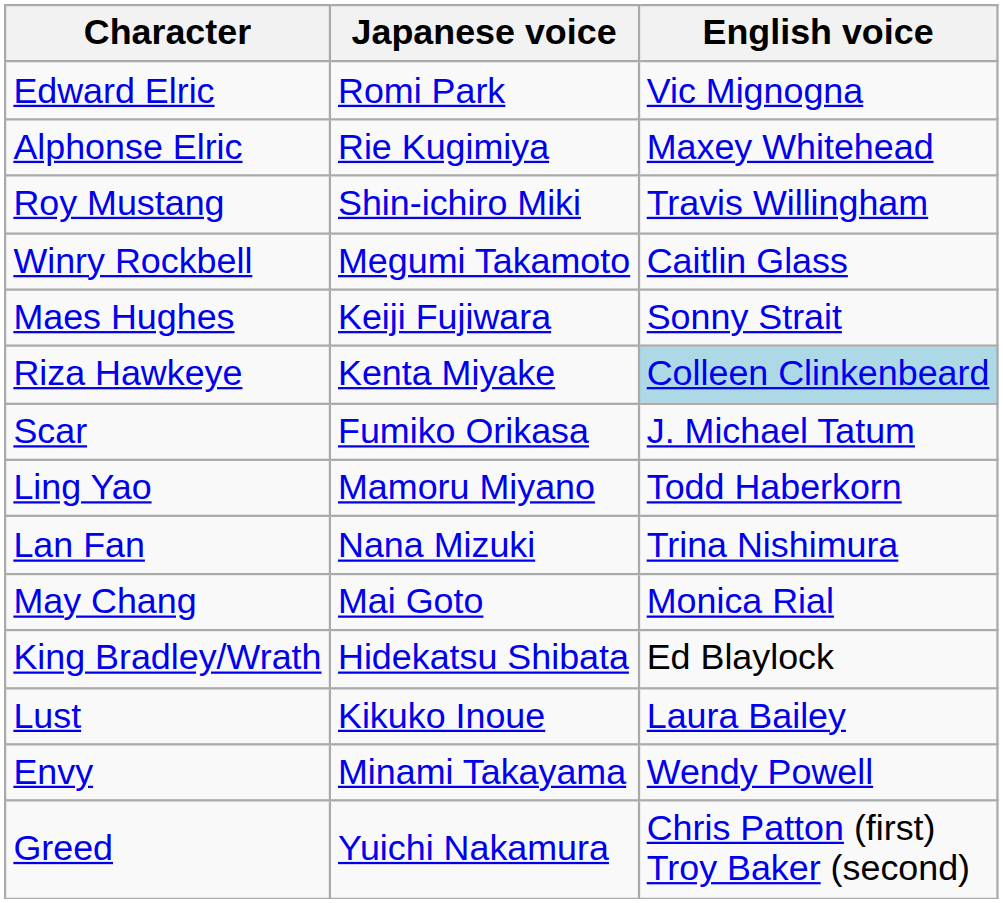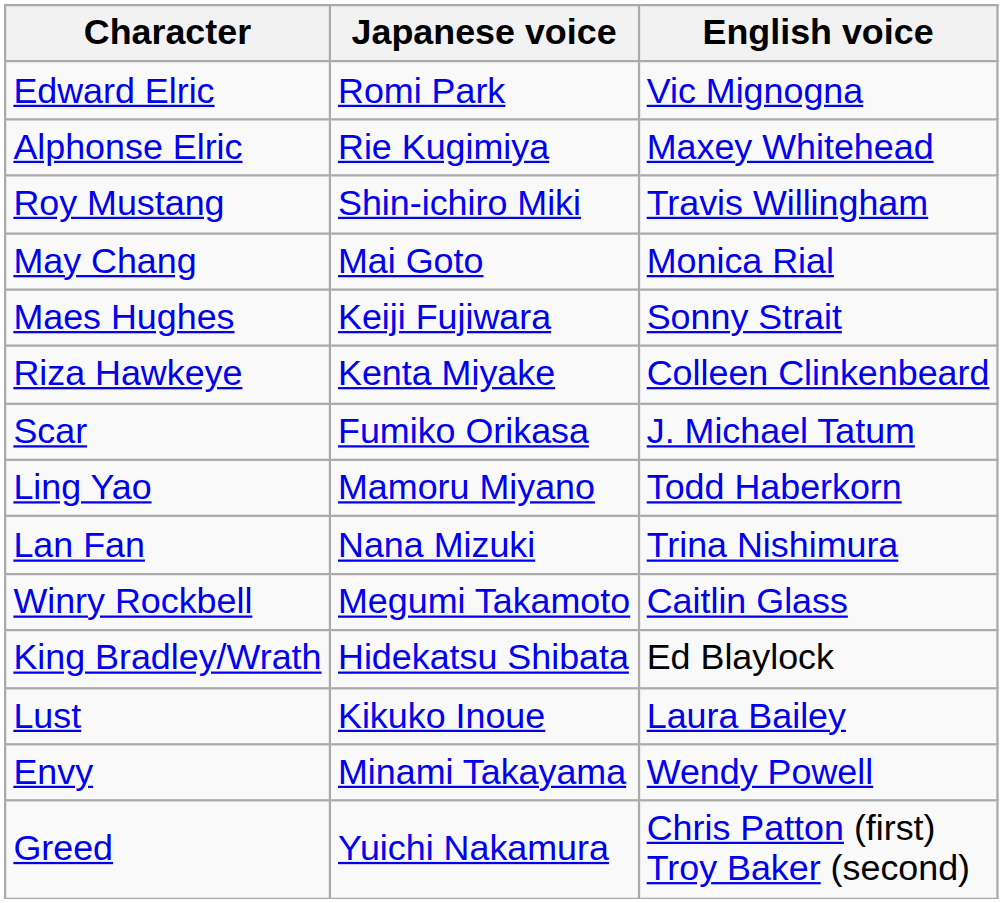rows swapped: (133, 260) <-> (105, 601)
(818, 373) lightblue background -> (818, 373) no background
